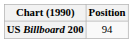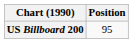(107, 30) 94 -> (107, 30) 95
